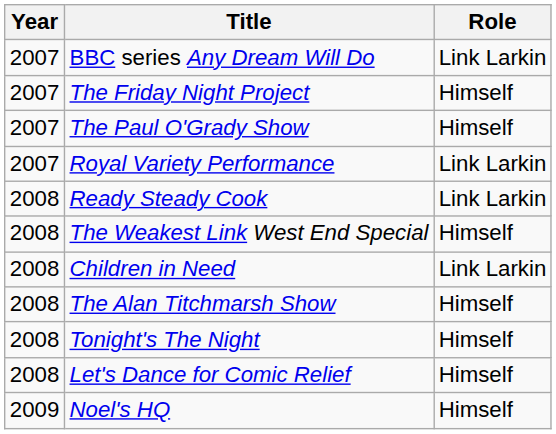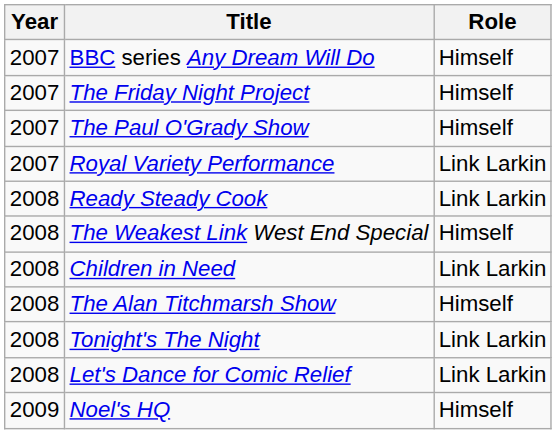(492, 57) Link Larkin -> (476, 57) Himself
(476, 339) Himself -> (492, 339) Link Larkin
(476, 374) Himself -> (492, 374) Link Larkin
